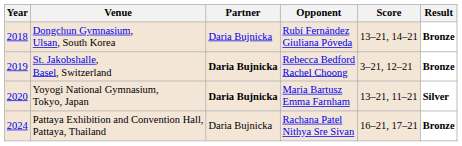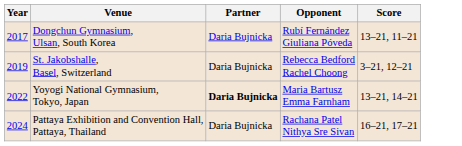- column: (439, 13)
(17, 37) 2018 -> (17, 37) 2017
(389, 37) 13–21, 14–21 -> (389, 37) 13–21, 11–21
(243, 66) bold -> (240, 66) normal
(17, 96) 2020 -> (17, 96) 2022
(389, 96) 13–21, 11–21 -> (389, 96) 13–21, 14–21
